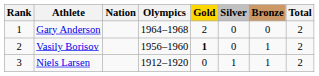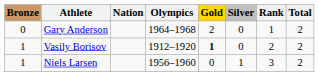columns swapped: (19, 12) <-> (268, 12)
(165, 46) 1956–1960 -> (172, 46) 1912–1920
(165, 63) 1912–1920 -> (172, 63) 1956–1960
